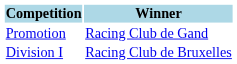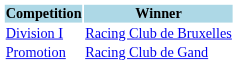rows swapped: (34, 52) <-> (36, 33)
